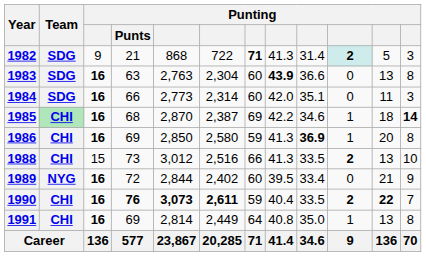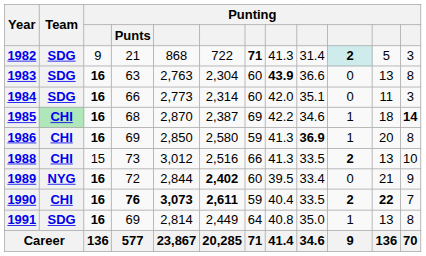(222, 179) normal -> (222, 179) bold
(62, 220) CHI -> (62, 220) SDG
